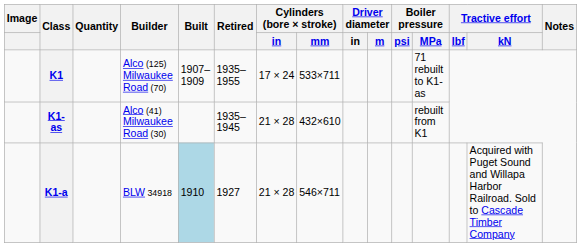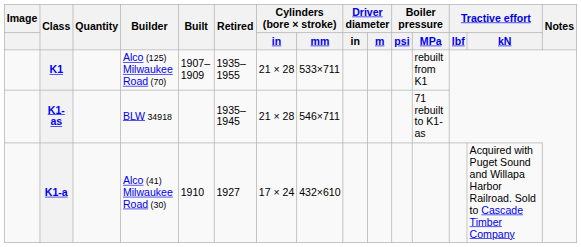(277, 76) 17 × 24 -> (277, 70) 21 × 28
(429, 76) 71 rebuilt to K1-as -> (429, 70) rebuilt from K1
(148, 122) Alco (41) Milwaukee Road (30) -> (147, 116) BLW 34918
(320, 122) 432×610 -> (319, 116) 546×711
(429, 122) rebuilt from K1 -> (429, 116) 71 rebuilt to K1-as
(147, 192) BLW 34918 -> (148, 192) Alco (41) Milwaukee Road (30)
(192, 192) lightblue background -> (192, 192) no background
(277, 192) 21 × 28 -> (277, 192) 17 × 24
(319, 192) 546×711 -> (320, 192) 432×610
